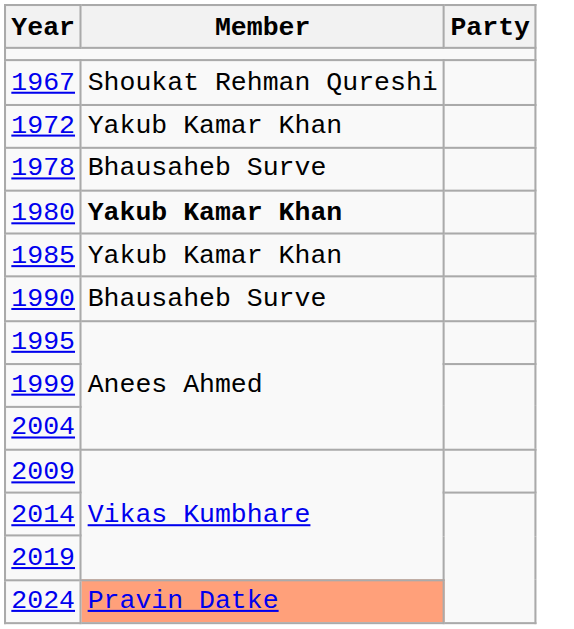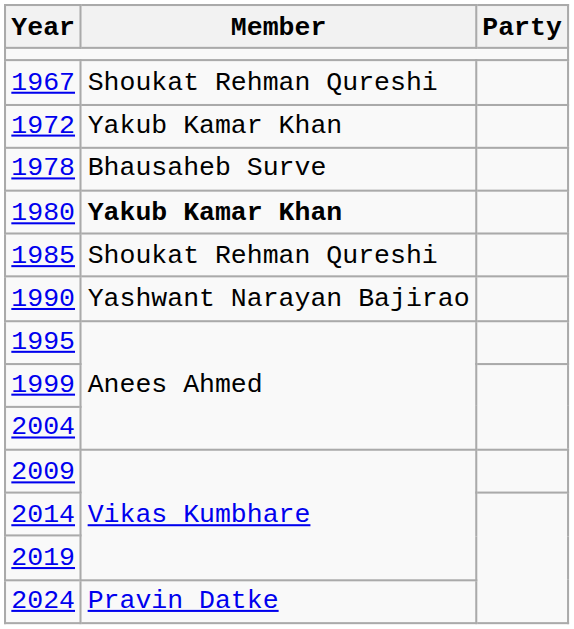(215, 255) Yakub Kamar Khan -> (263, 255) Shoukat Rehman Qureshi
(207, 299) Bhausaheb Surve -> (279, 299) Yashwant Narayan Bajirao
(183, 601) lightsalmon background -> (183, 601) no background
